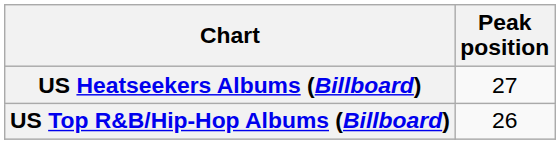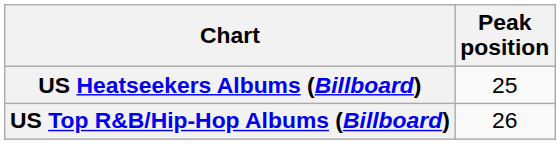(505, 84) 27 -> (505, 84) 25
